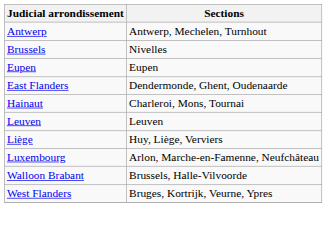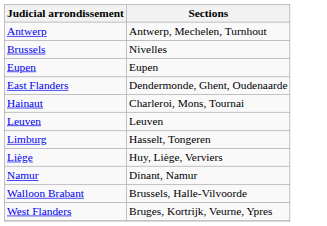+ row: (27, 139)
- row: (36, 157)
+ row: (23, 175)
